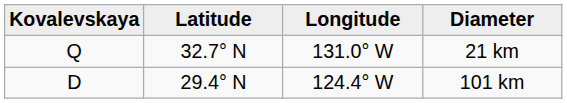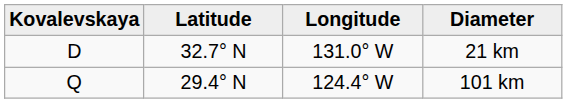(74, 51) Q -> (74, 51) D
(74, 82) D -> (74, 82) Q
